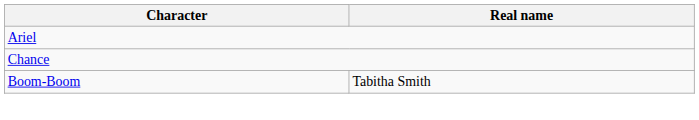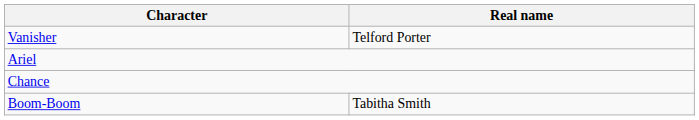+ row: (32, 37)
